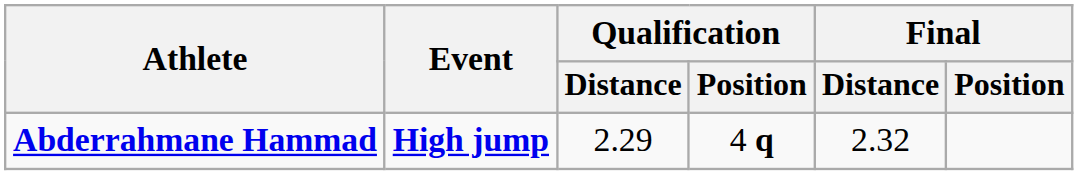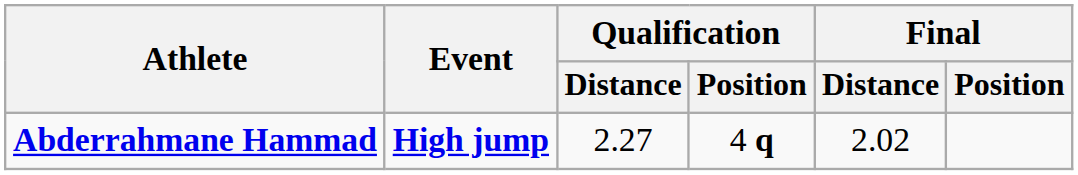(623, 140) 2.29 -> (623, 140) 2.27
(881, 140) 2.32 -> (881, 140) 2.02
